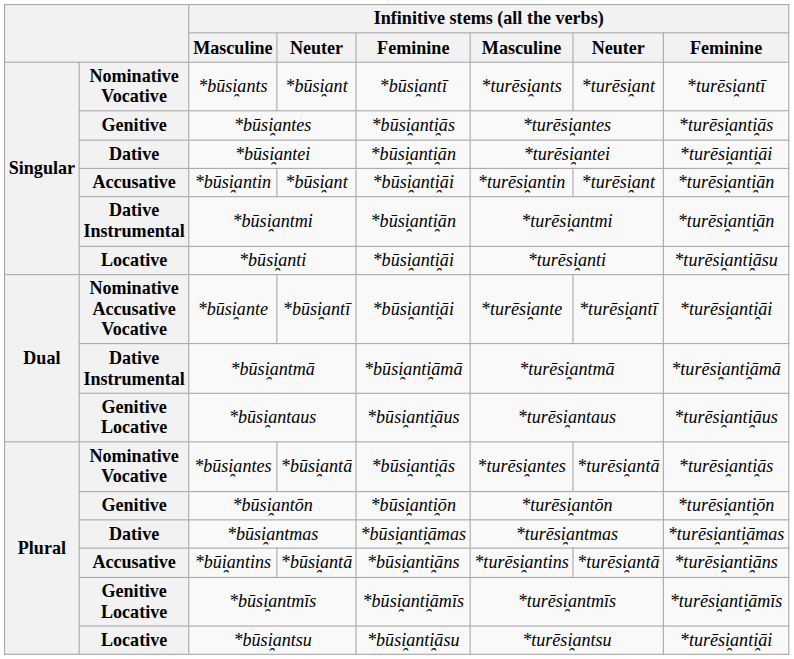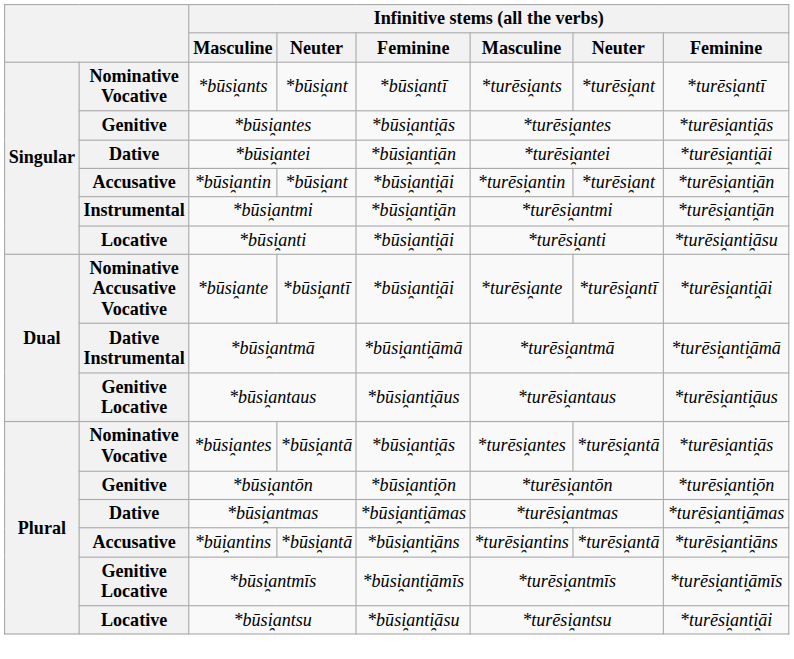(134, 221) Dative Instrumental -> (134, 211) Instrumental
